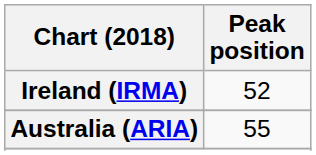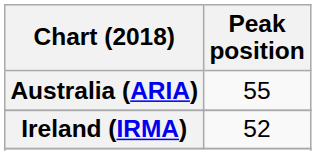rows swapped: (104, 129) <-> (104, 90)
